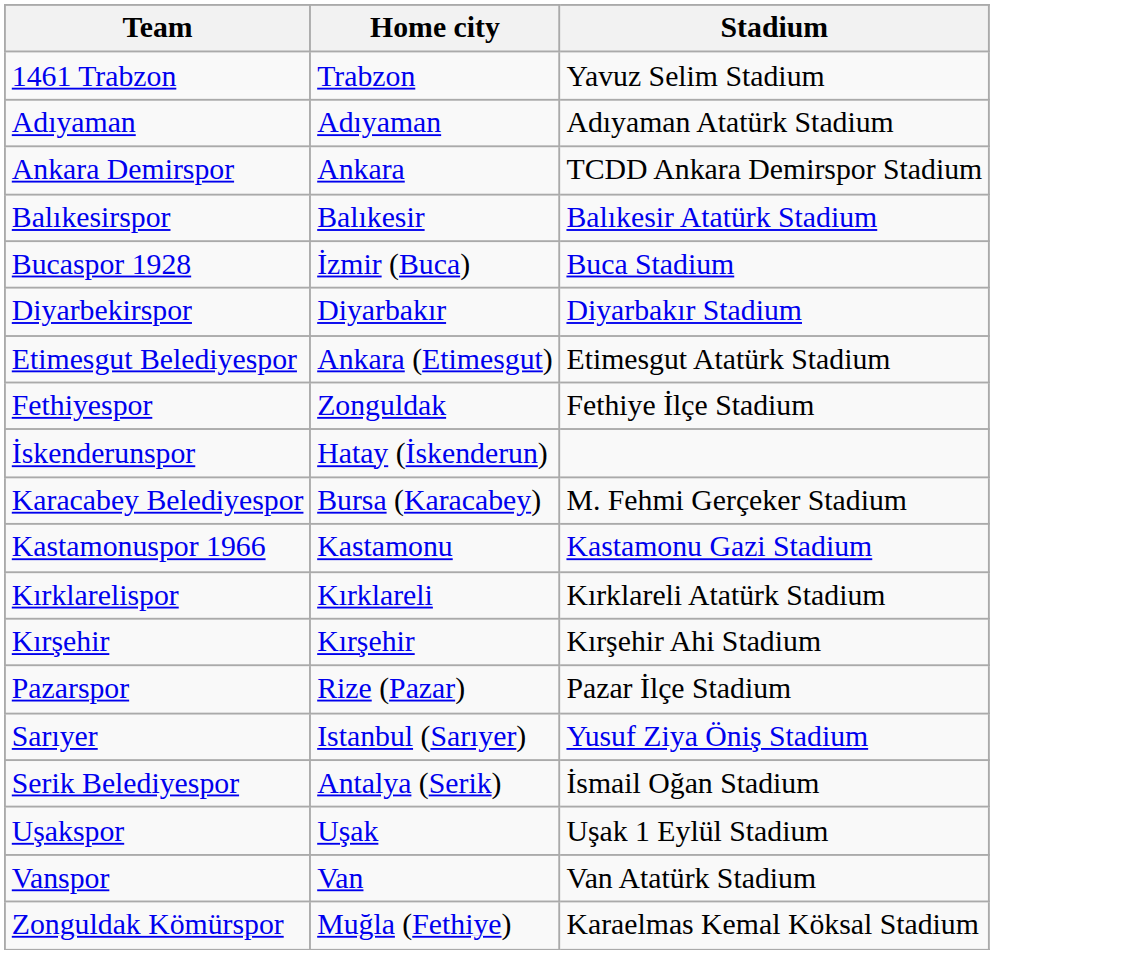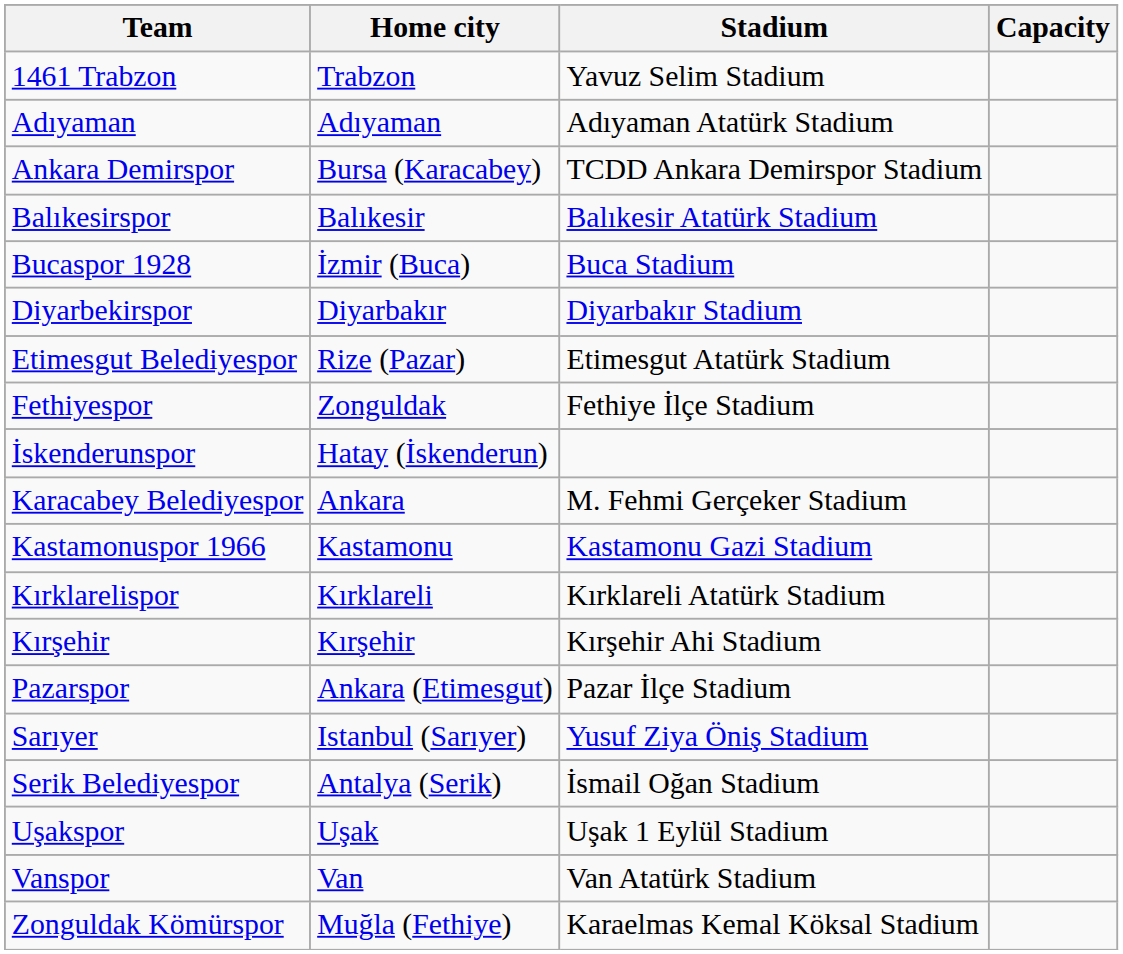+ column: (1053, 28)
(361, 169) Ankara -> (429, 169) Bursa (Karacabey)
(435, 358) Ankara (Etimesgut) -> (391, 358) Rize (Pazar)
(429, 500) Bursa (Karacabey) -> (361, 500) Ankara
(391, 688) Rize (Pazar) -> (435, 688) Ankara (Etimesgut)
